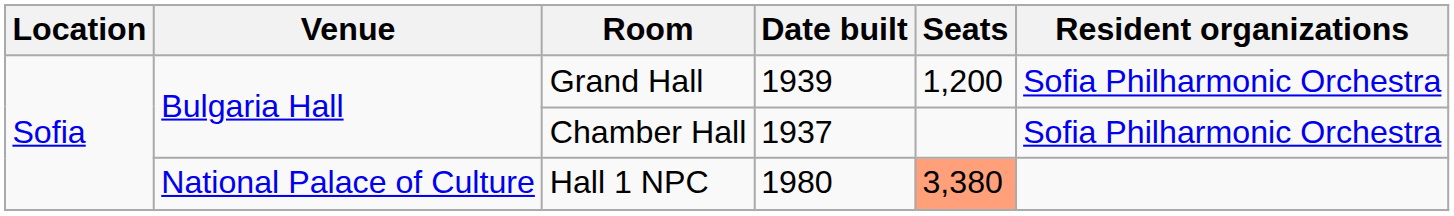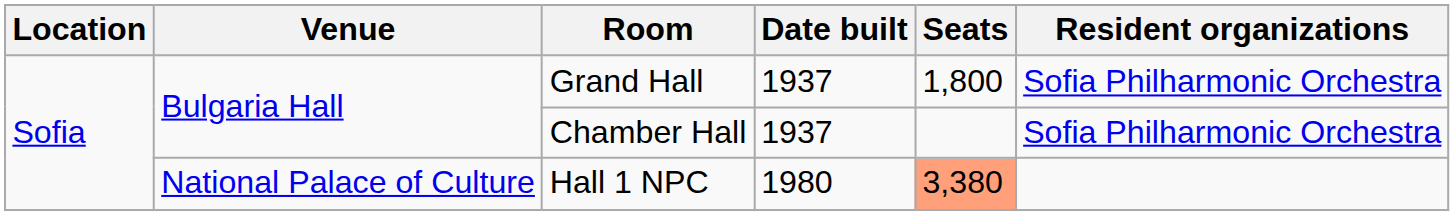(797, 81) 1939 -> (797, 81) 1937
(963, 81) 1,200 -> (963, 81) 1,800
